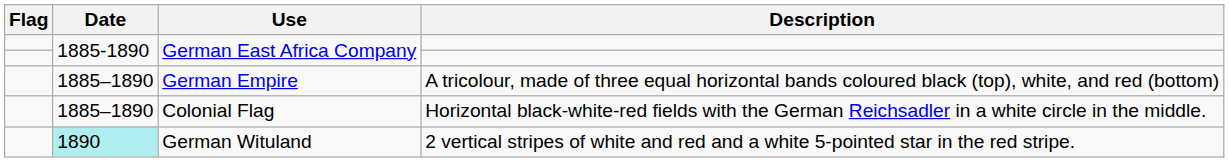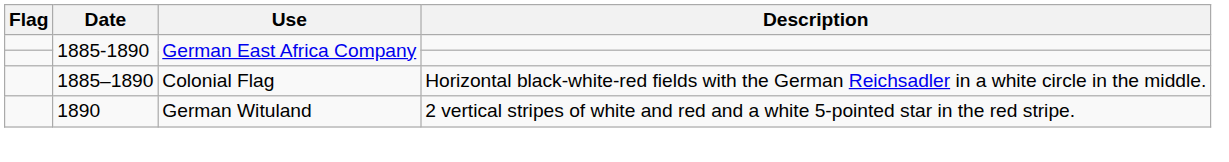- row: (230, 80)
(79, 141) paleturquoise background -> (79, 111) no background
